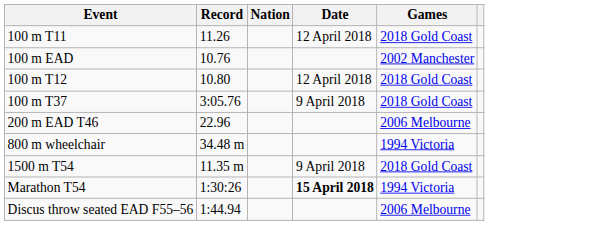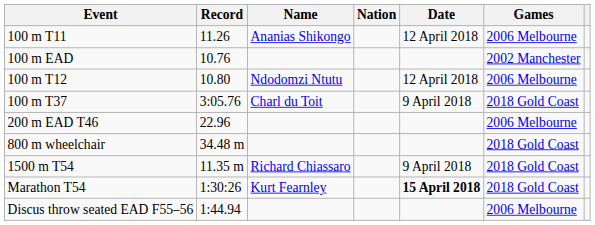+ column: (301, 15)
(426, 36) 2018 Gold Coast -> (532, 36) 2006 Melbourne
(426, 79) 2018 Gold Coast -> (532, 79) 2006 Melbourne
(417, 144) 1994 Victoria -> (533, 144) 2018 Gold Coast
(417, 187) 1994 Victoria -> (533, 187) 2018 Gold Coast
